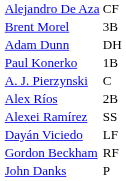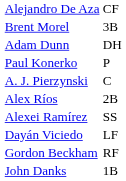(110, 63) 1B -> (106, 63) P
(106, 171) P -> (110, 171) 1B
